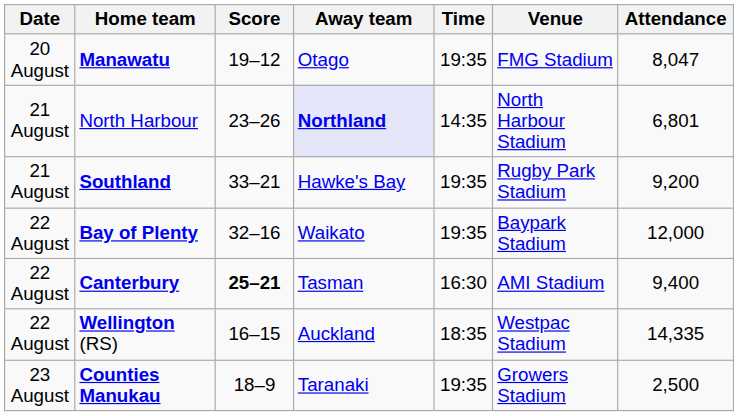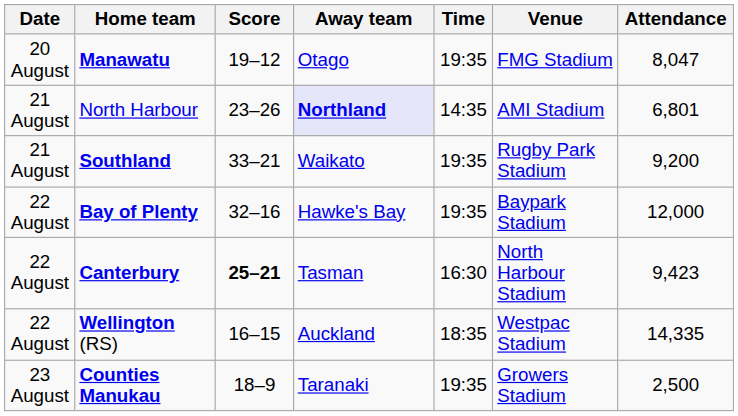(532, 120) North Harbour Stadium -> (551, 110) AMI Stadium
(352, 182) Hawke's Bay -> (331, 161) Waikato
(331, 232) Waikato -> (352, 211) Hawke's Bay
(551, 283) AMI Stadium -> (532, 273) North Harbour Stadium
(676, 283) 9,400 -> (676, 273) 9,423
